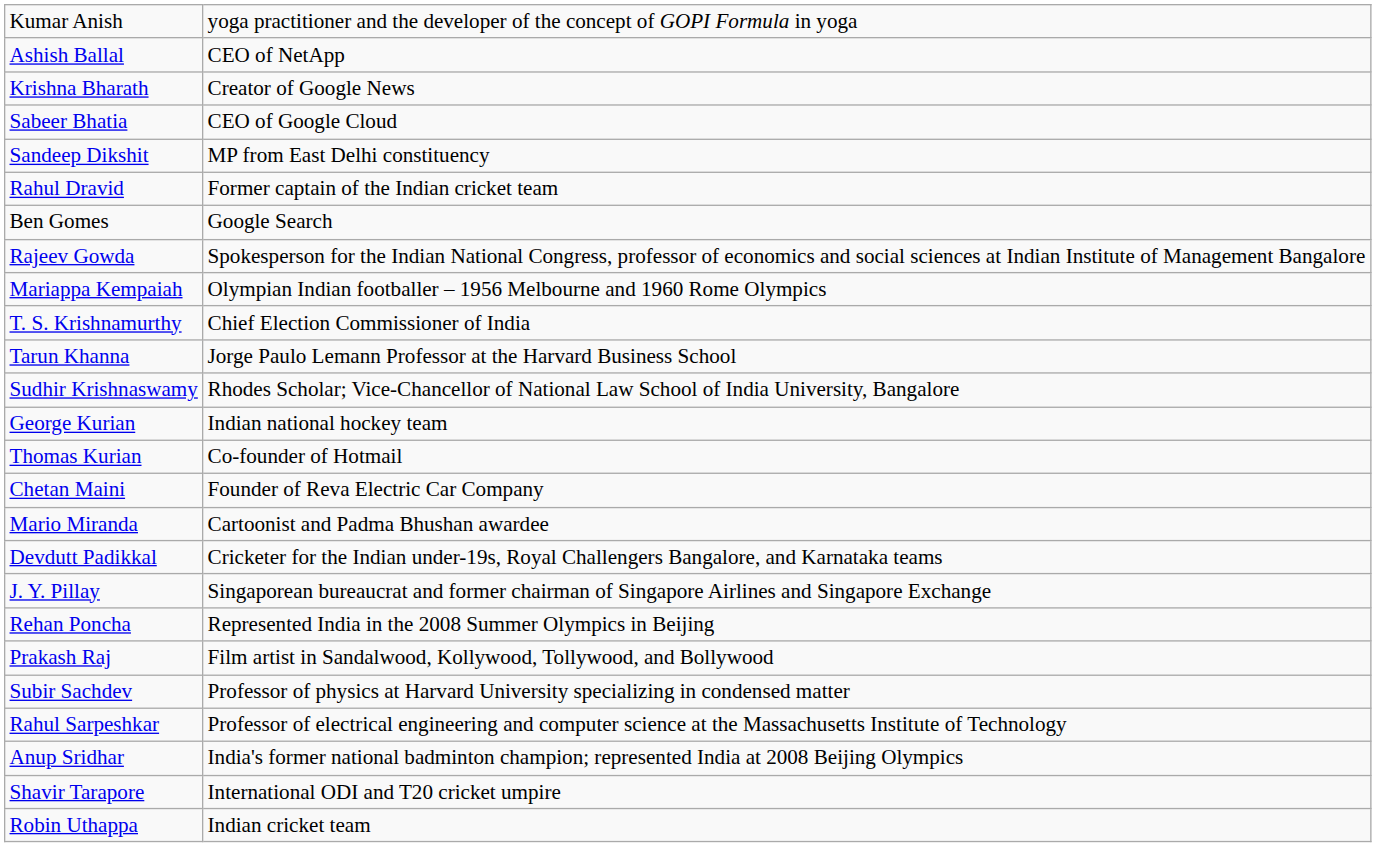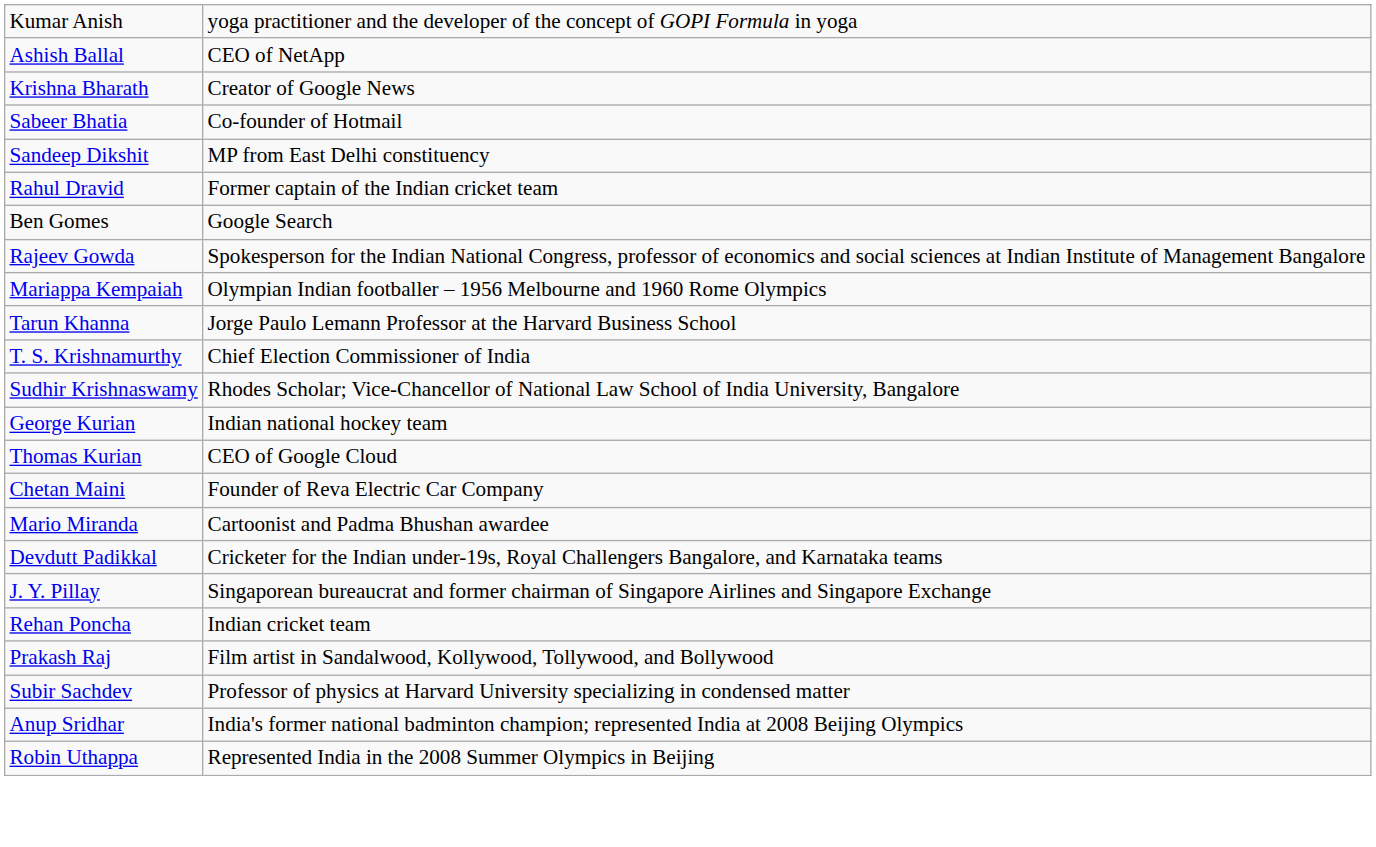(302, 121) CEO of Google Cloud -> (305, 121) Co-founder of Hotmail
rows swapped: (69, 356) <-> (96, 322)
(305, 456) Co-founder of Hotmail -> (302, 456) CEO of Google Cloud
(461, 624) Represented India in the 2008 Summer Olympics in Beijing -> (289, 624) Indian cricket team
- row: (84, 724)
- row: (77, 791)
(289, 825) Indian cricket team -> (461, 758) Represented India in the 2008 Summer Olympics in Beijing
